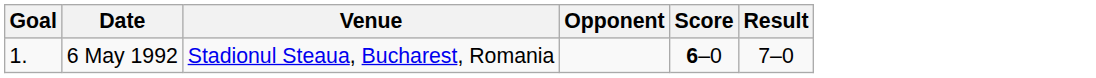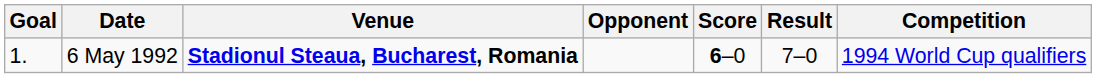+ column: (964, 21)
(371, 55) normal -> (383, 55) bold
